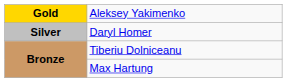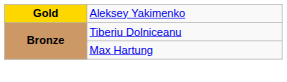- row: (121, 31)
